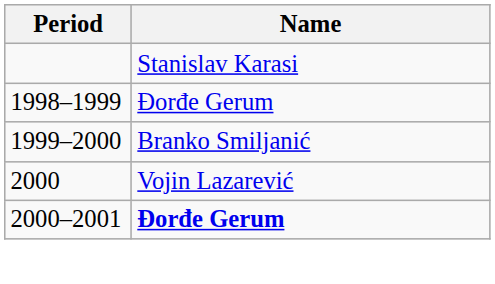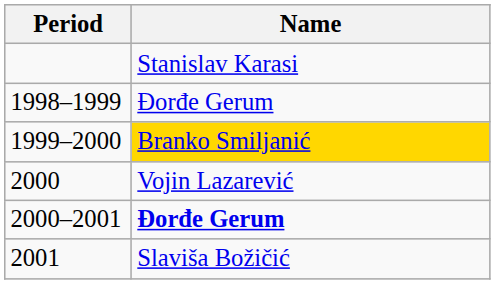(224, 141) no background -> (224, 141) gold background
+ row: (35, 258)
